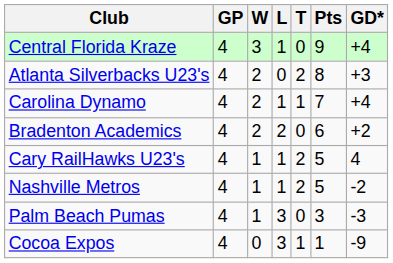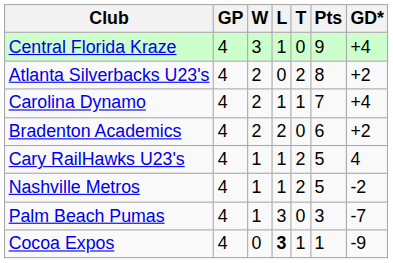(361, 74) +3 -> (361, 74) +2
(358, 215) -3 -> (358, 215) -7
(281, 243) normal -> (281, 243) bold
